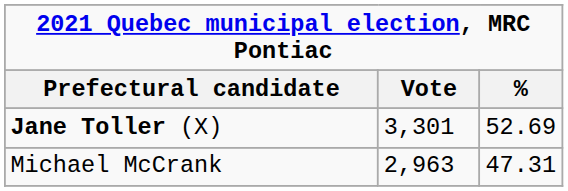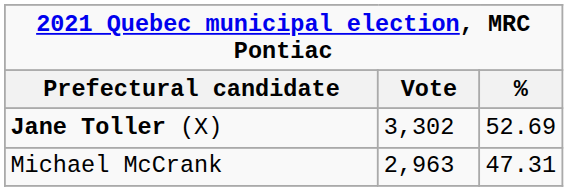(419, 128) 3,301 -> (419, 128) 3,302
